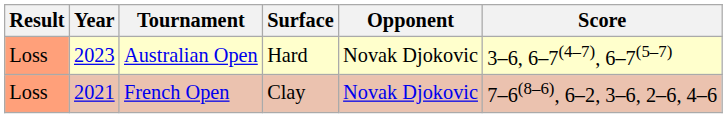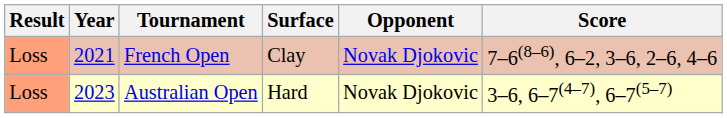rows swapped: (177, 93) <-> (191, 55)
